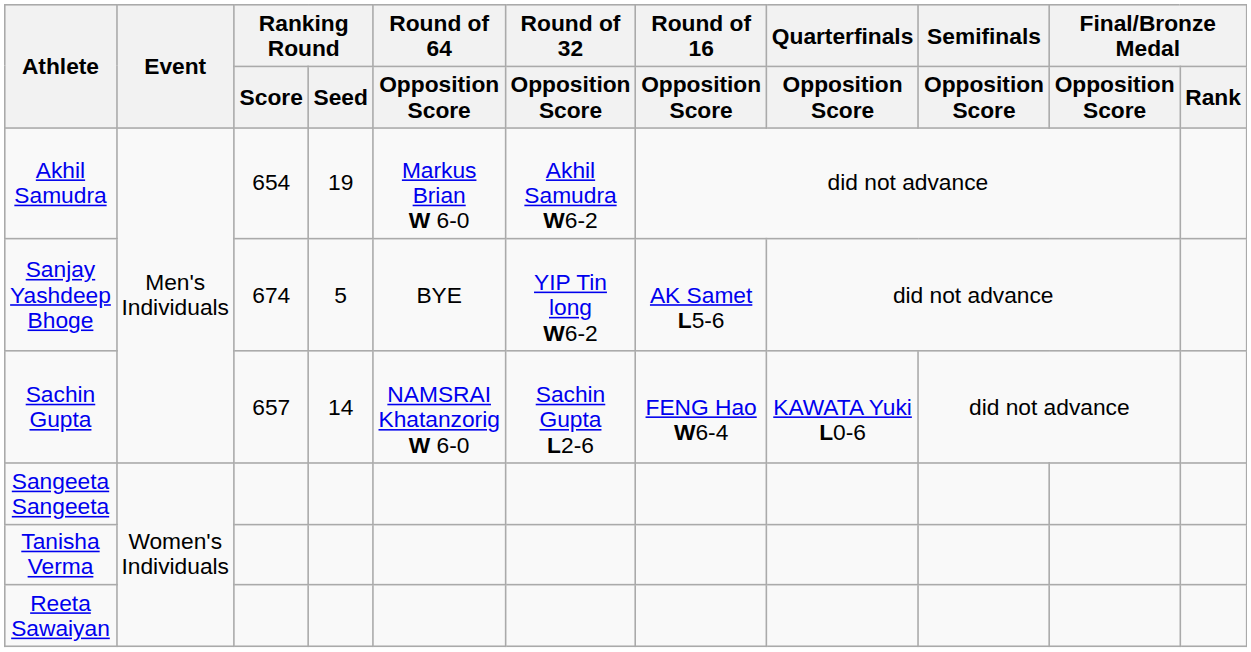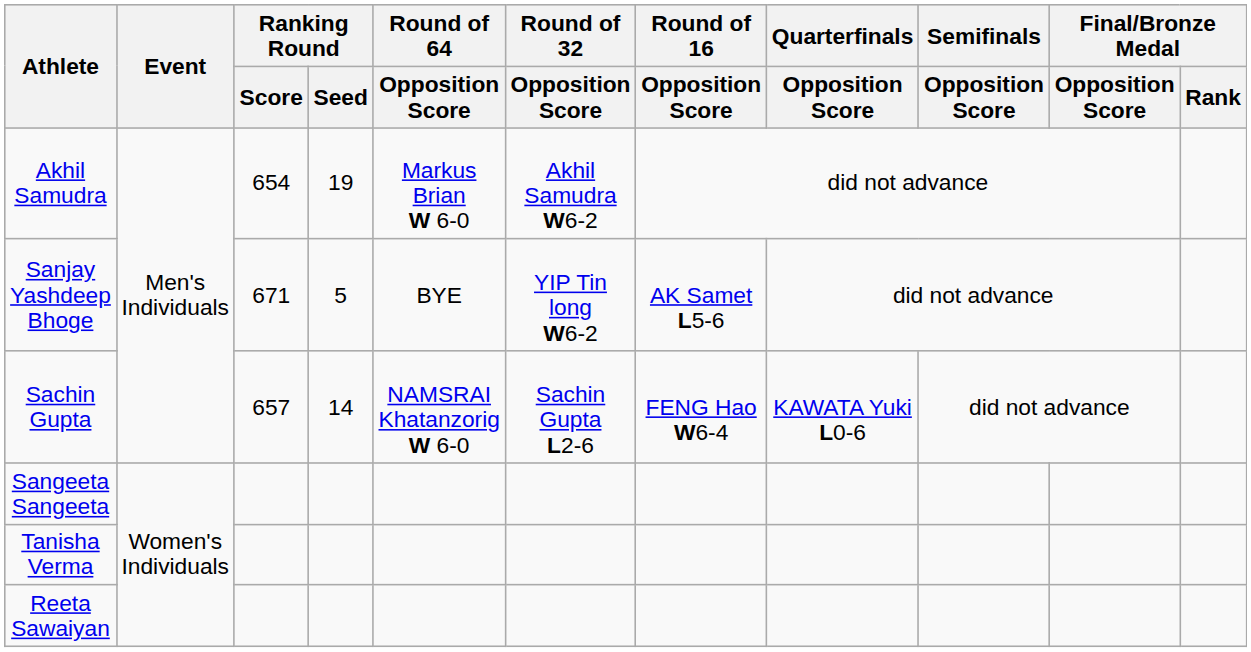(271, 295) 674 -> (271, 295) 671
